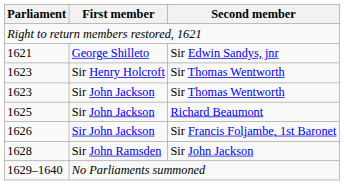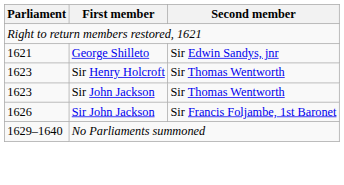- row: (20, 111)
- row: (20, 151)
